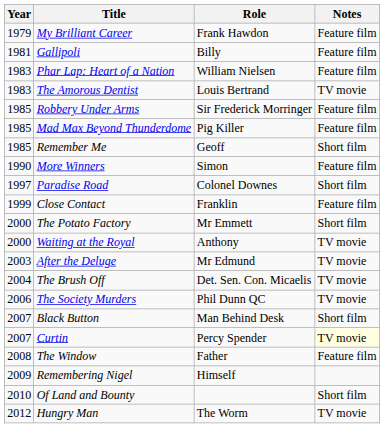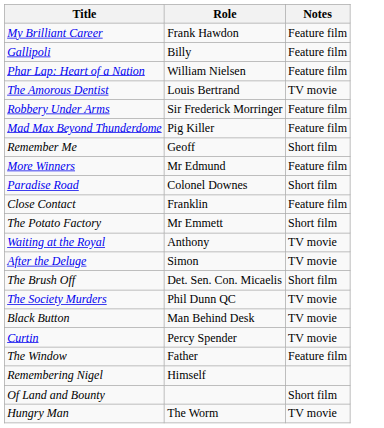- column: (19, 14)
(212, 166) Simon -> (196, 166) Mr Edmund
(226, 261) Mr Edmund -> (183, 261) Simon
(342, 280) TV movie -> (313, 280) Short film
(342, 318) Short film -> (312, 318) TV movie
(342, 337) lightyellow background -> (312, 337) no background
